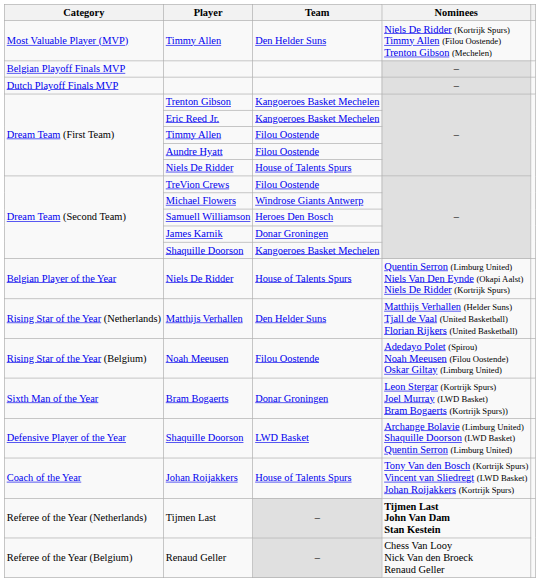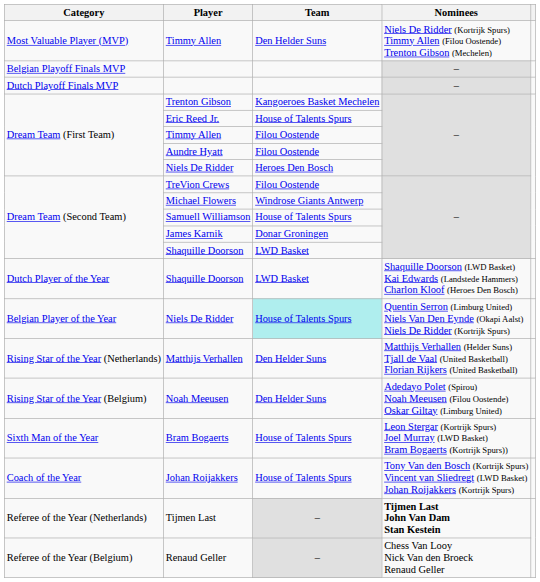(317, 118) Kangoeroes Basket Mechelen -> (303, 118) House of Talents Spurs
(303, 168) House of Talents Spurs -> (294, 168) Heroes Den Bosch
(294, 217) Heroes Den Bosch -> (303, 217) House of Talents Spurs
(317, 250) Kangoeroes Basket Mechelen -> (282, 250) LWD Basket
+ row: (58, 278)
(303, 278) no background -> (303, 318) paleturquoise background
(287, 358) Filou Oostende -> (291, 398) Den Helder Suns
(292, 398) Donar Groningen -> (303, 438) House of Talents Spurs
- row: (66, 438)
